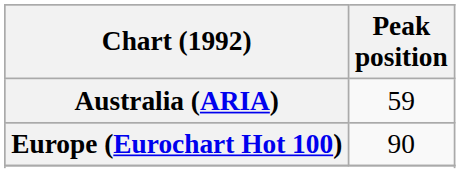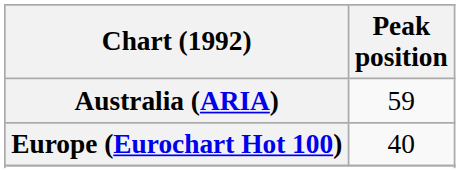(401, 143) 90 -> (401, 143) 40
